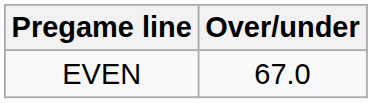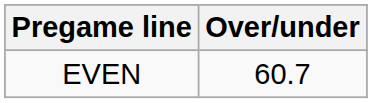(282, 73) 67.0 -> (282, 73) 60.7
